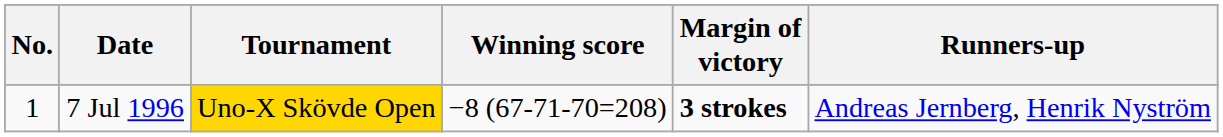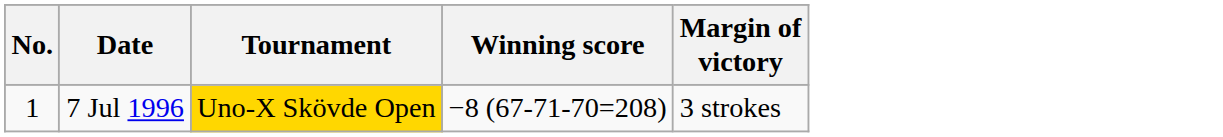- column: (1013, 44)
(733, 108) bold -> (730, 108) normal
